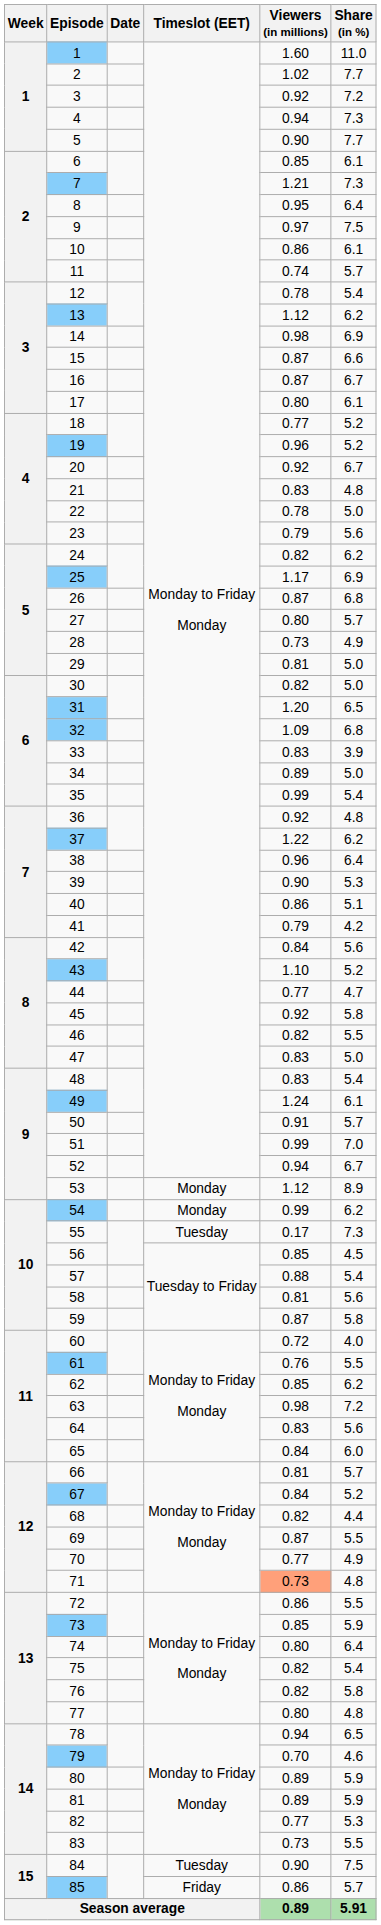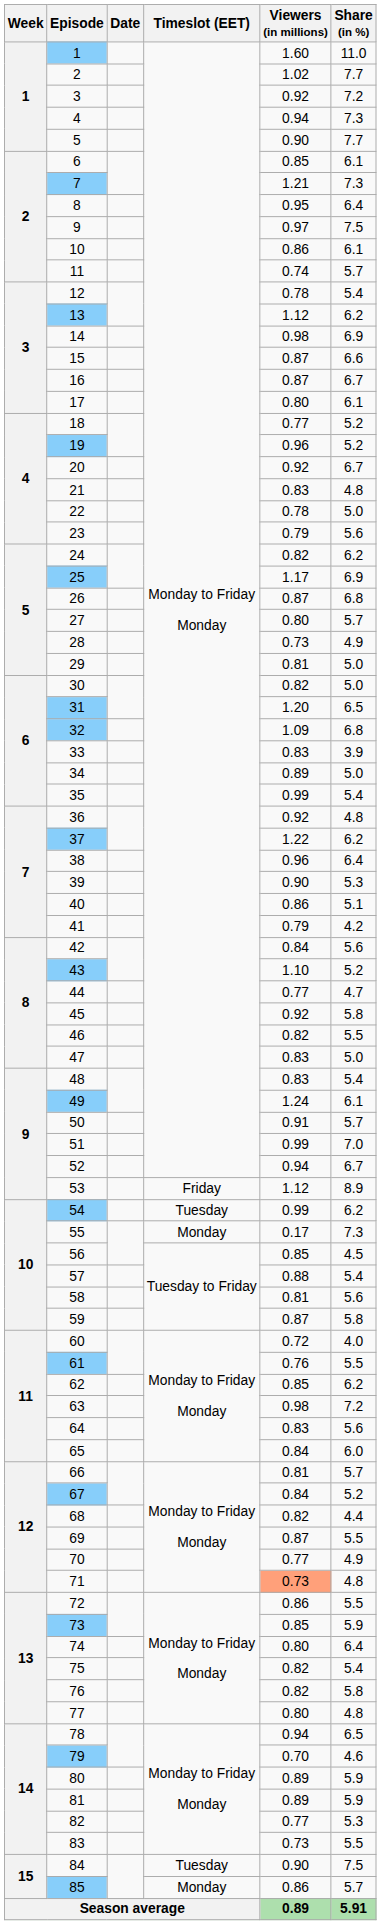(202, 1189) Monday -> (202, 1189) Friday
(202, 1211) Monday -> (202, 1211) Tuesday
(202, 1232) Tuesday -> (202, 1232) Monday
(202, 1888) Friday -> (202, 1888) Monday
